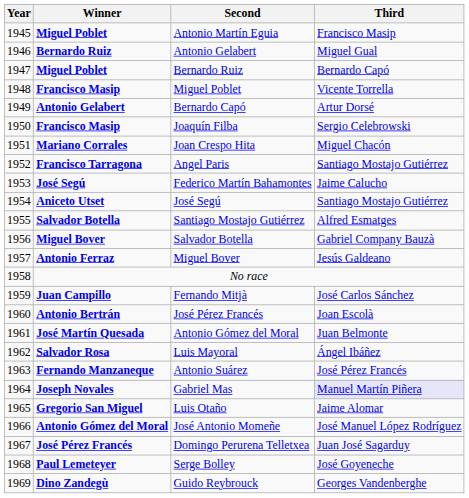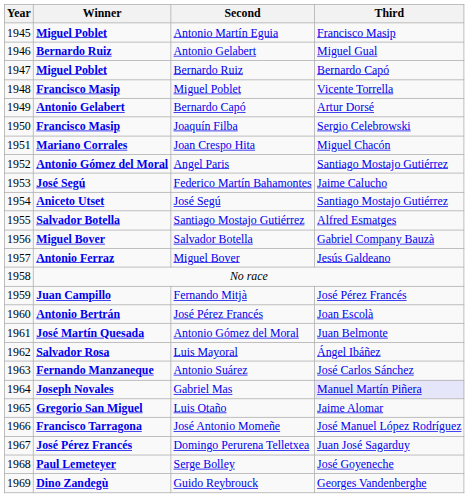(89, 164) Francisco Tarragona -> (102, 164) Antonio Gómez del Moral
(365, 295) José Carlos Sánchez -> (362, 295) José Pérez Francés
(362, 370) José Pérez Francés -> (365, 370) José Carlos Sánchez
(102, 426) Antonio Gómez del Moral -> (89, 426) Francisco Tarragona
